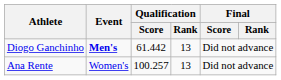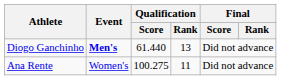(151, 48) 61.442 -> (151, 48) 61.440
(151, 66) 100.257 -> (151, 66) 100.275
(186, 66) 13 -> (186, 66) 11
